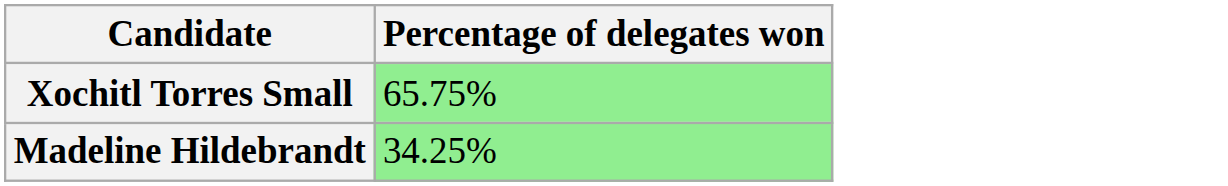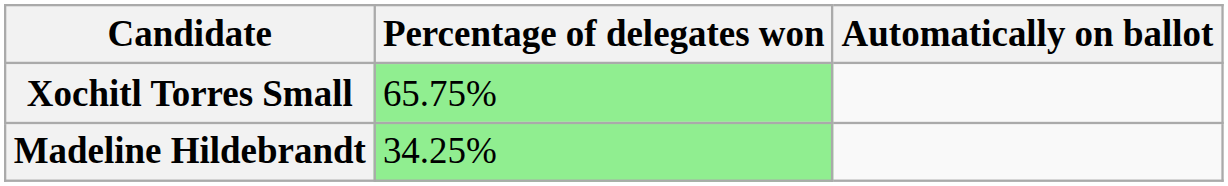+ column: (1027, 33)
